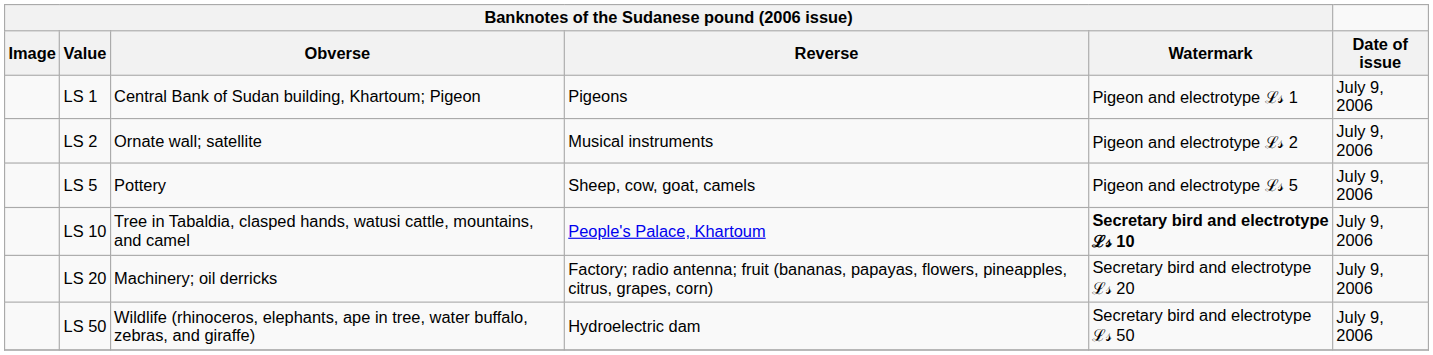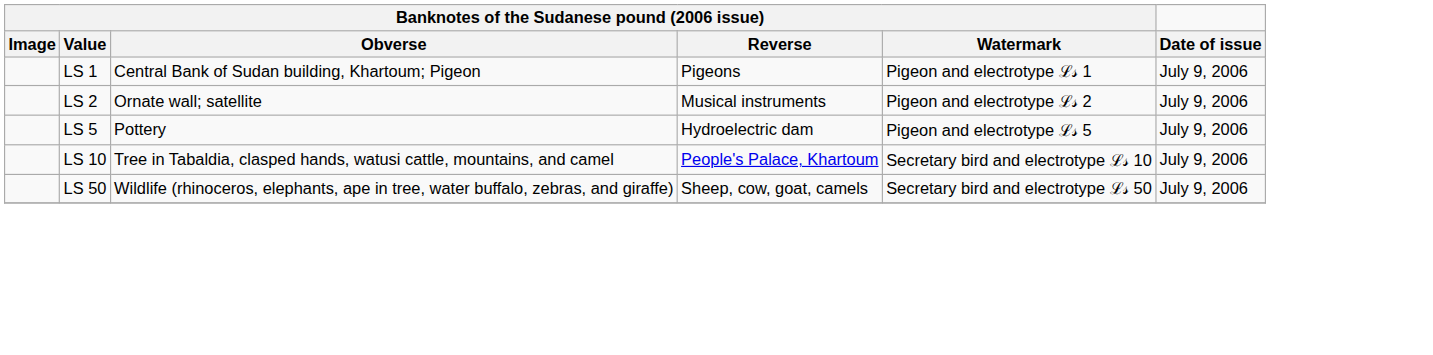(662, 186) Sheep, cow, goat, camels -> (747, 130) Hydroelectric dam
(1210, 231) bold -> (1019, 160) normal
- row: (85, 279)
(634, 327) Hydroelectric dam -> (775, 189) Sheep, cow, goat, camels
